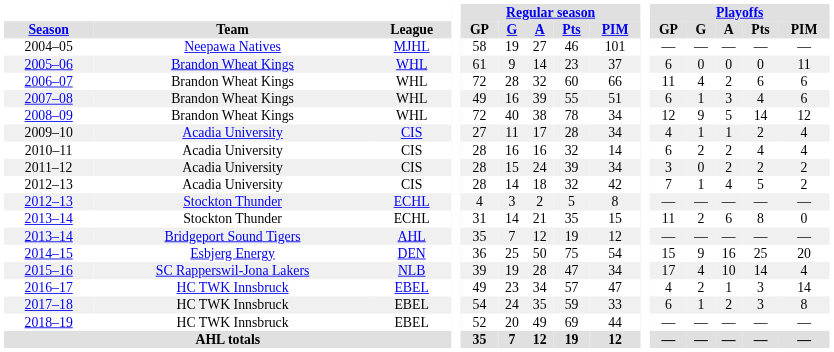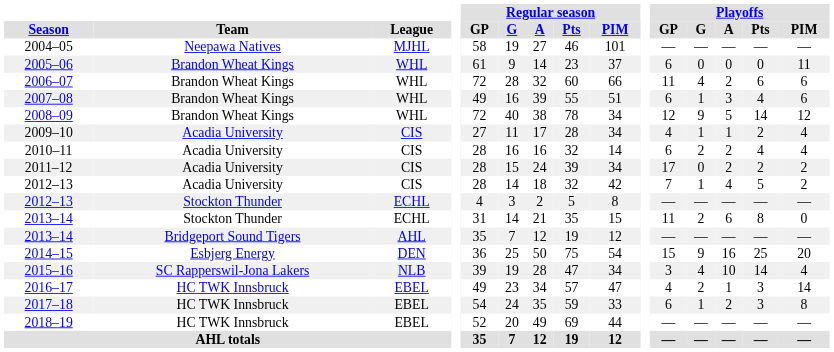(668, 167) 3 -> (668, 167) 17
(668, 270) 17 -> (668, 270) 3
